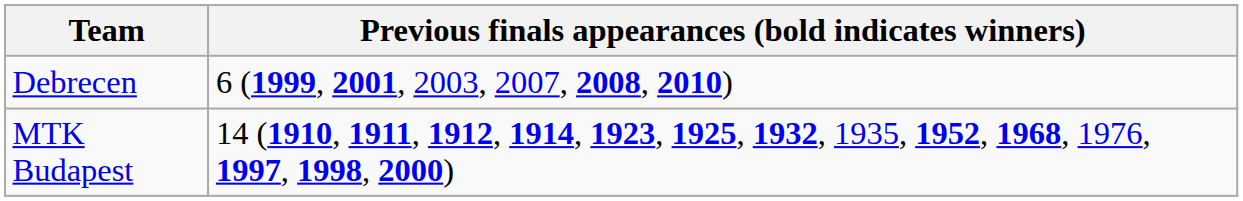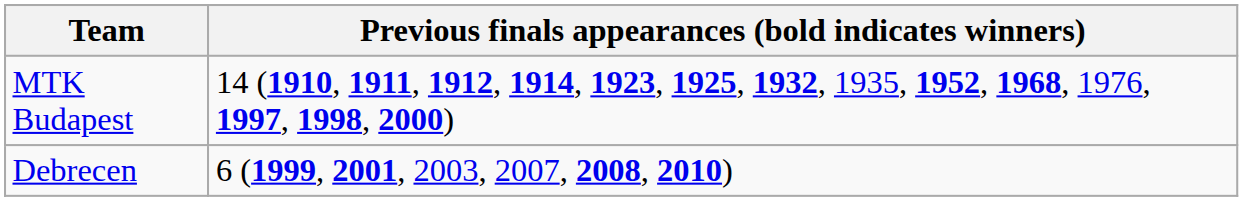rows swapped: (73, 151) <-> (75, 81)
